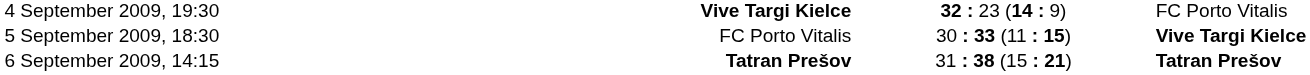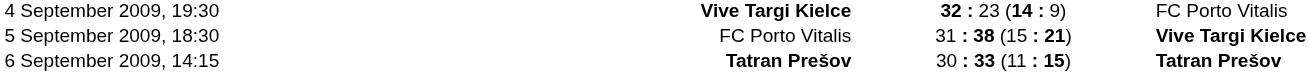(1003, 35) 30 : 33 (11 : 15) -> (1003, 35) 31 : 38 (15 : 21)
(1003, 60) 31 : 38 (15 : 21) -> (1003, 60) 30 : 33 (11 : 15)
